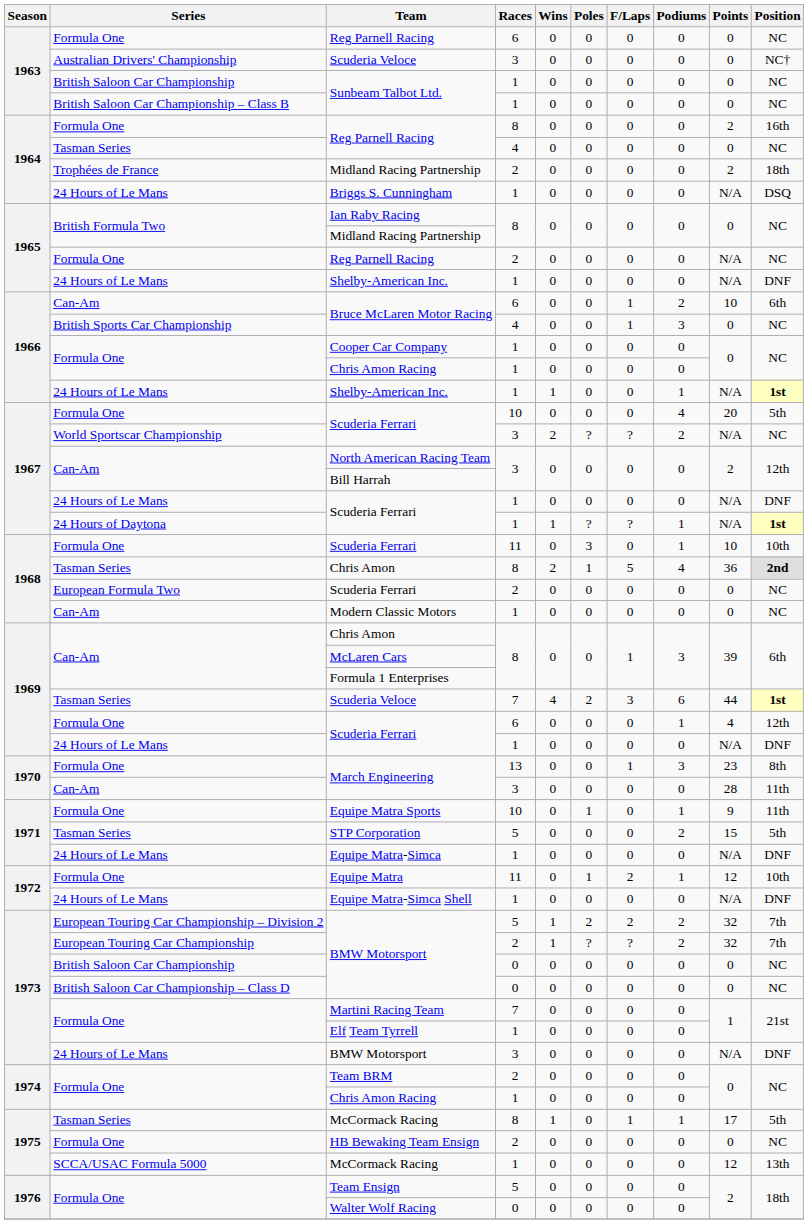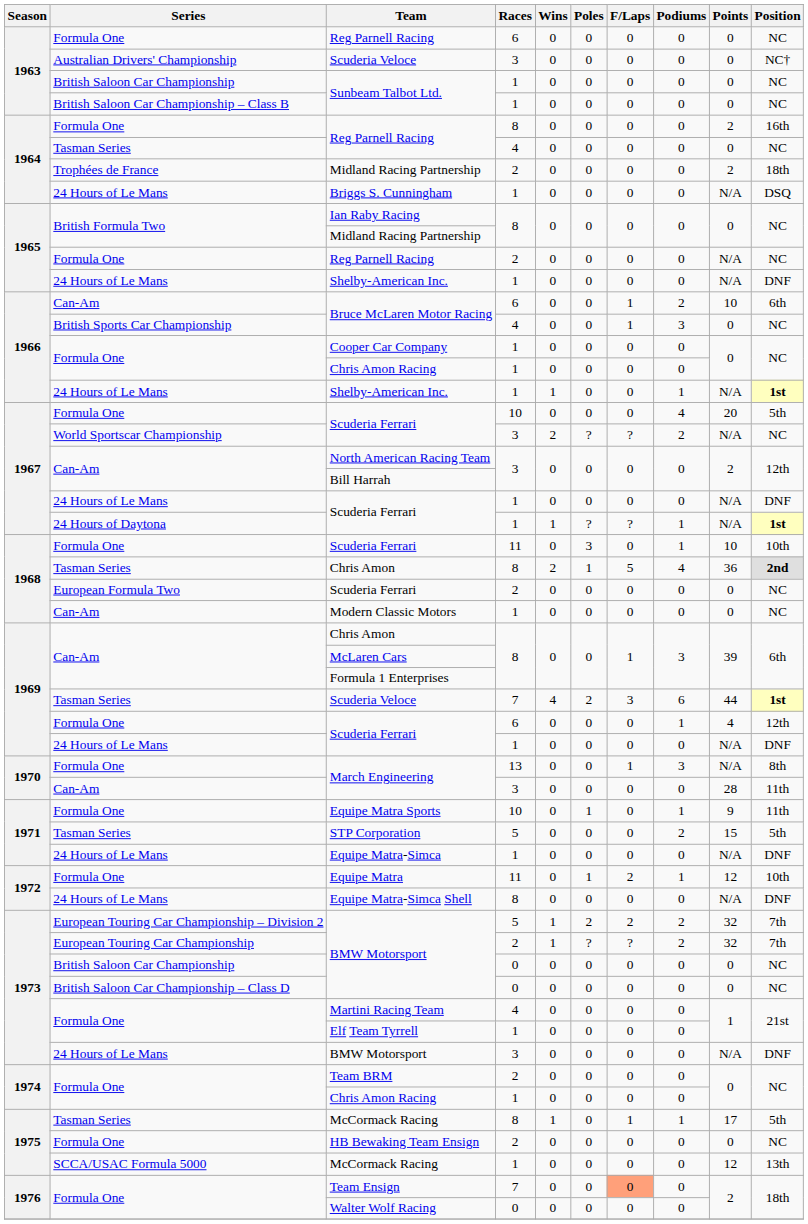(730, 766) 23 -> (730, 766) N/A
(515, 899) 1 -> (515, 899) 8
(515, 1009) 7 -> (515, 1009) 4
(515, 1186) 5 -> (515, 1186) 7
(630, 1186) no background -> (630, 1186) lightsalmon background
